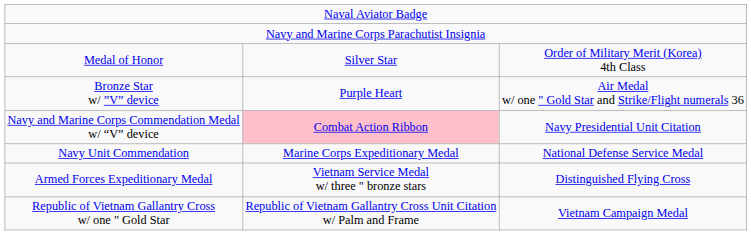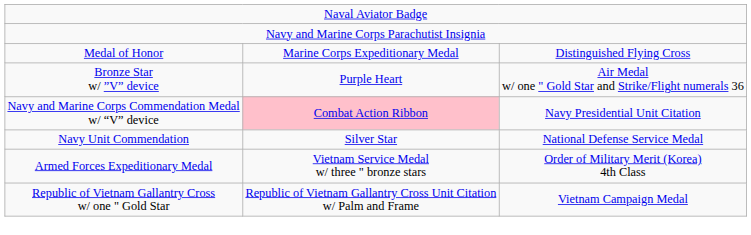(371, 60) Silver Star -> (371, 53) Marine Corps Expeditionary Medal
(623, 60) Order of Military Merit (Korea) 4th Class -> (623, 53) Distinguished Flying Cross
(371, 153) Marine Corps Expeditionary Medal -> (371, 139) Silver Star
(623, 180) Distinguished Flying Cross -> (623, 166) Order of Military Merit (Korea) 4th Class
